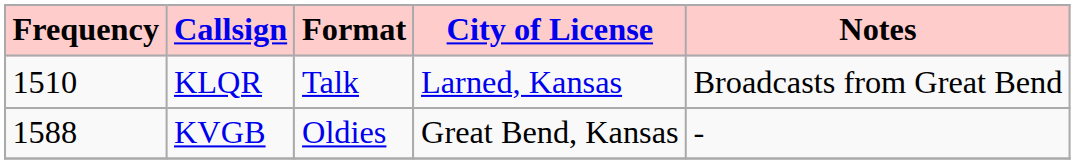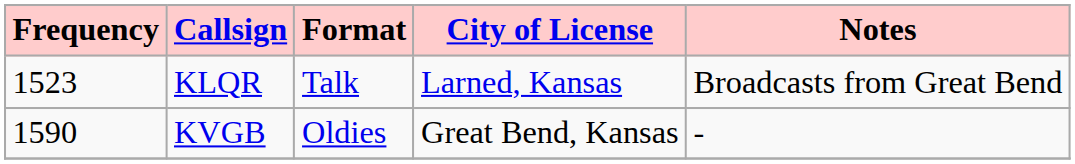(45, 81) 1510 -> (45, 81) 1523
(45, 132) 1588 -> (45, 132) 1590
